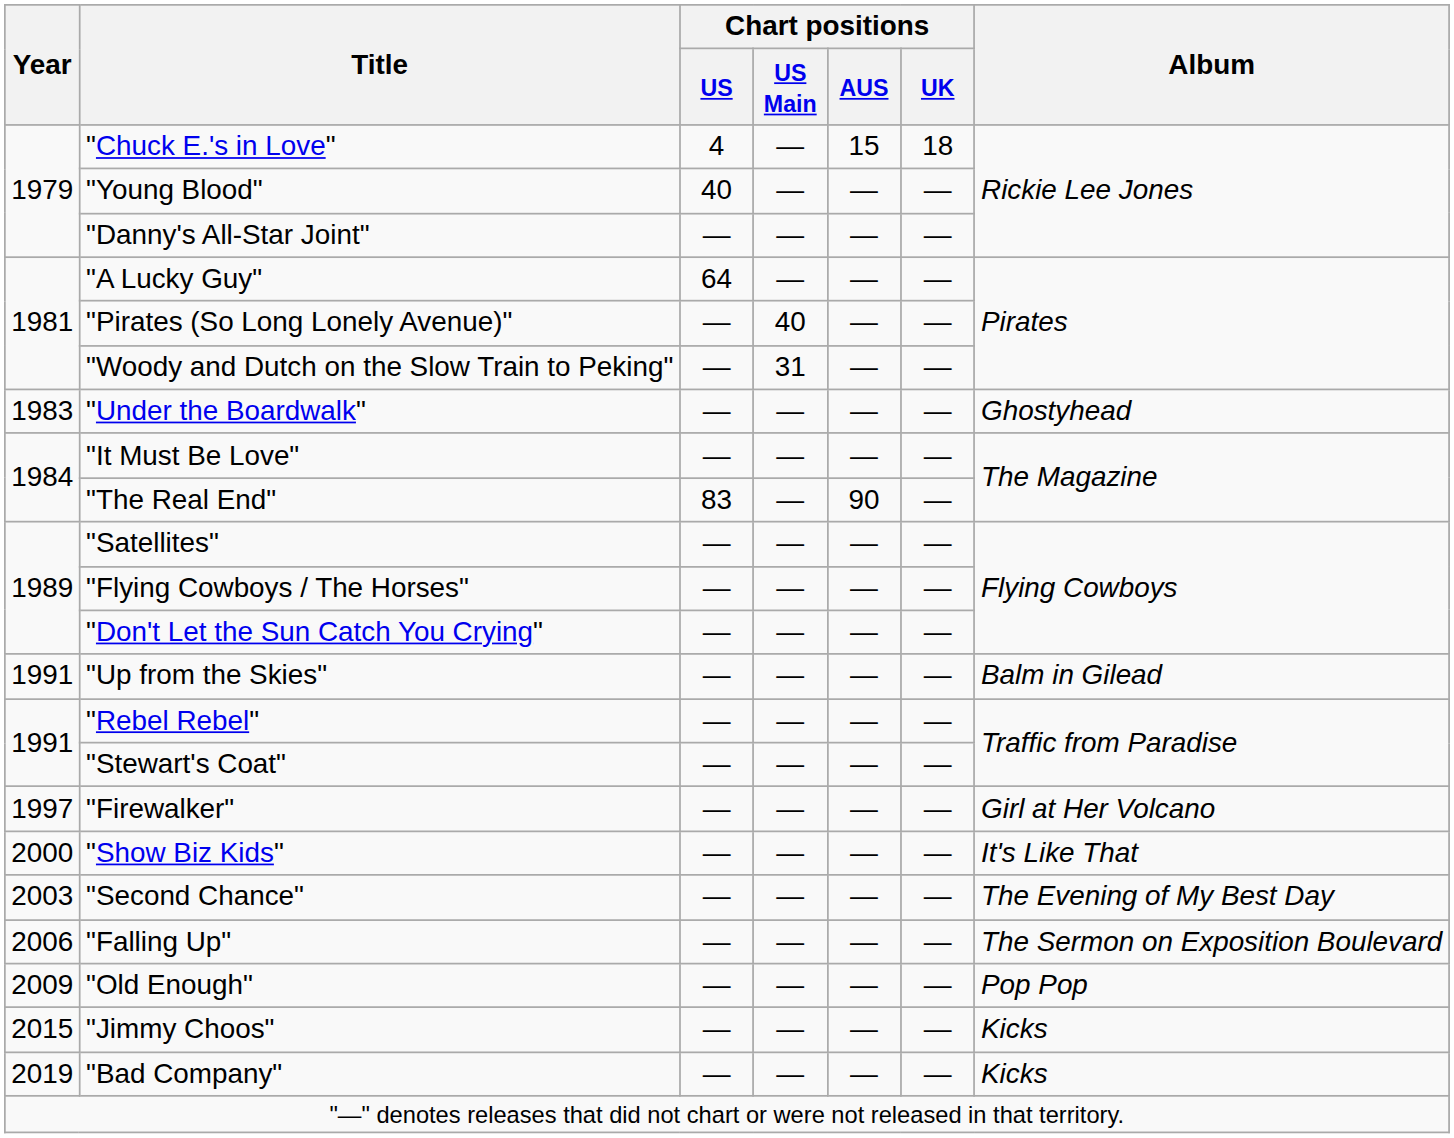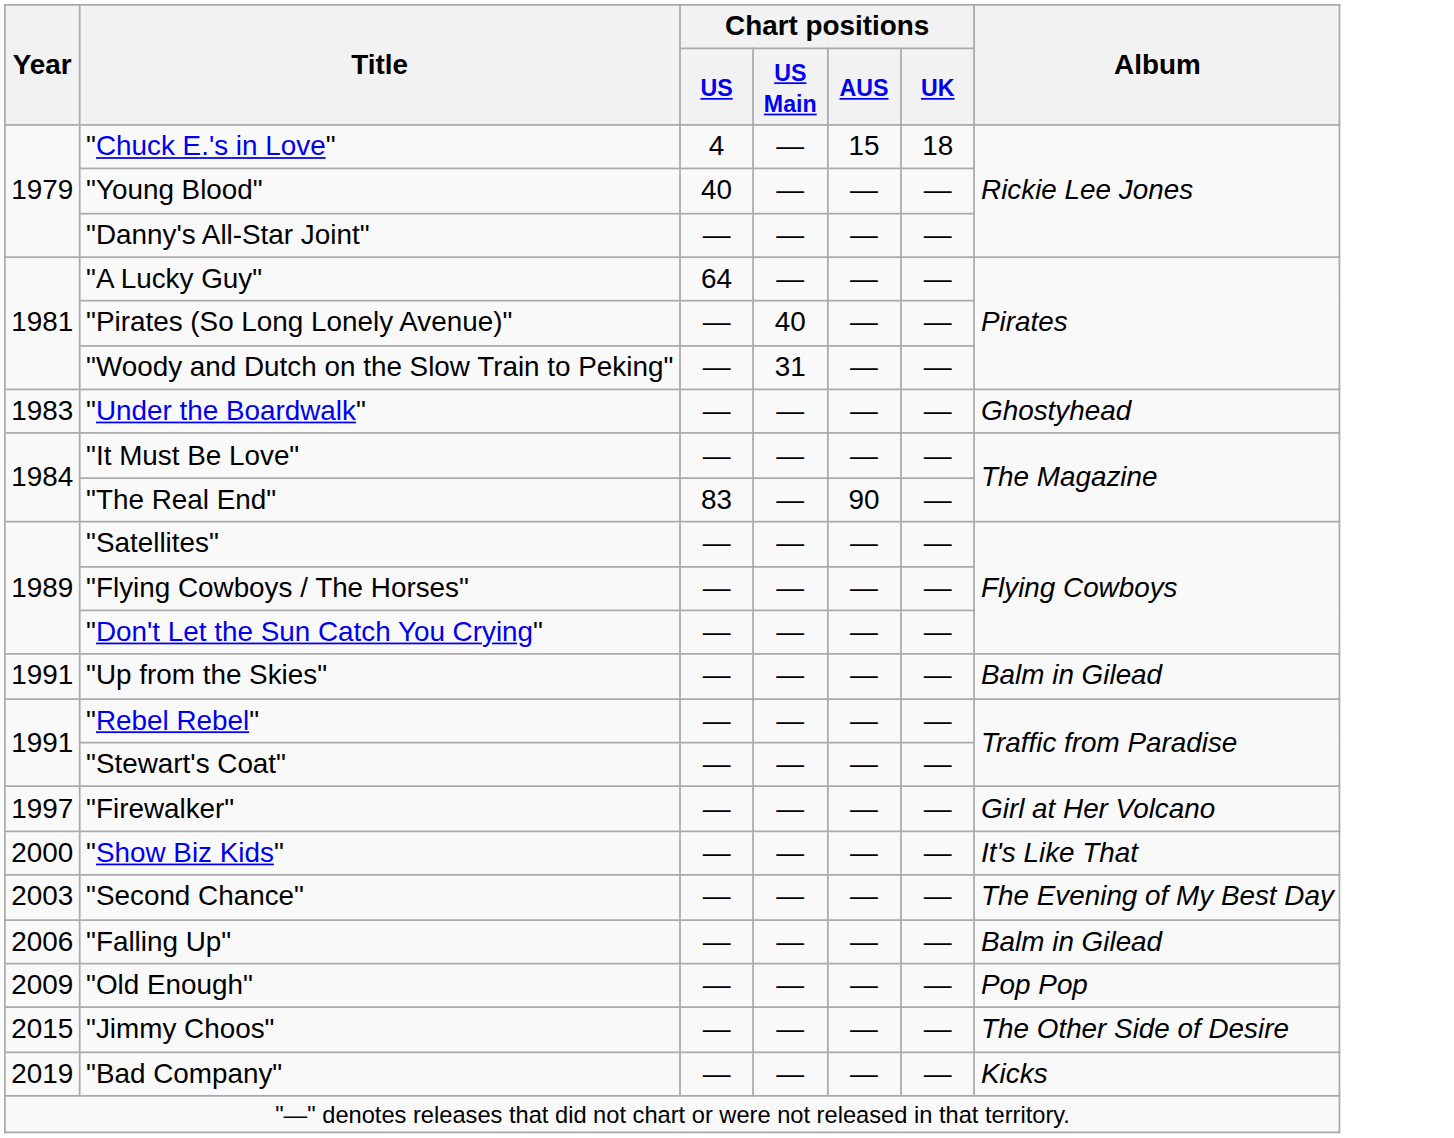(1212, 940) The Sermon on Exposition Boulevard -> (1072, 940) Balm in Gilead
(1014, 1029) Kicks -> (1135, 1029) The Other Side of Desire
